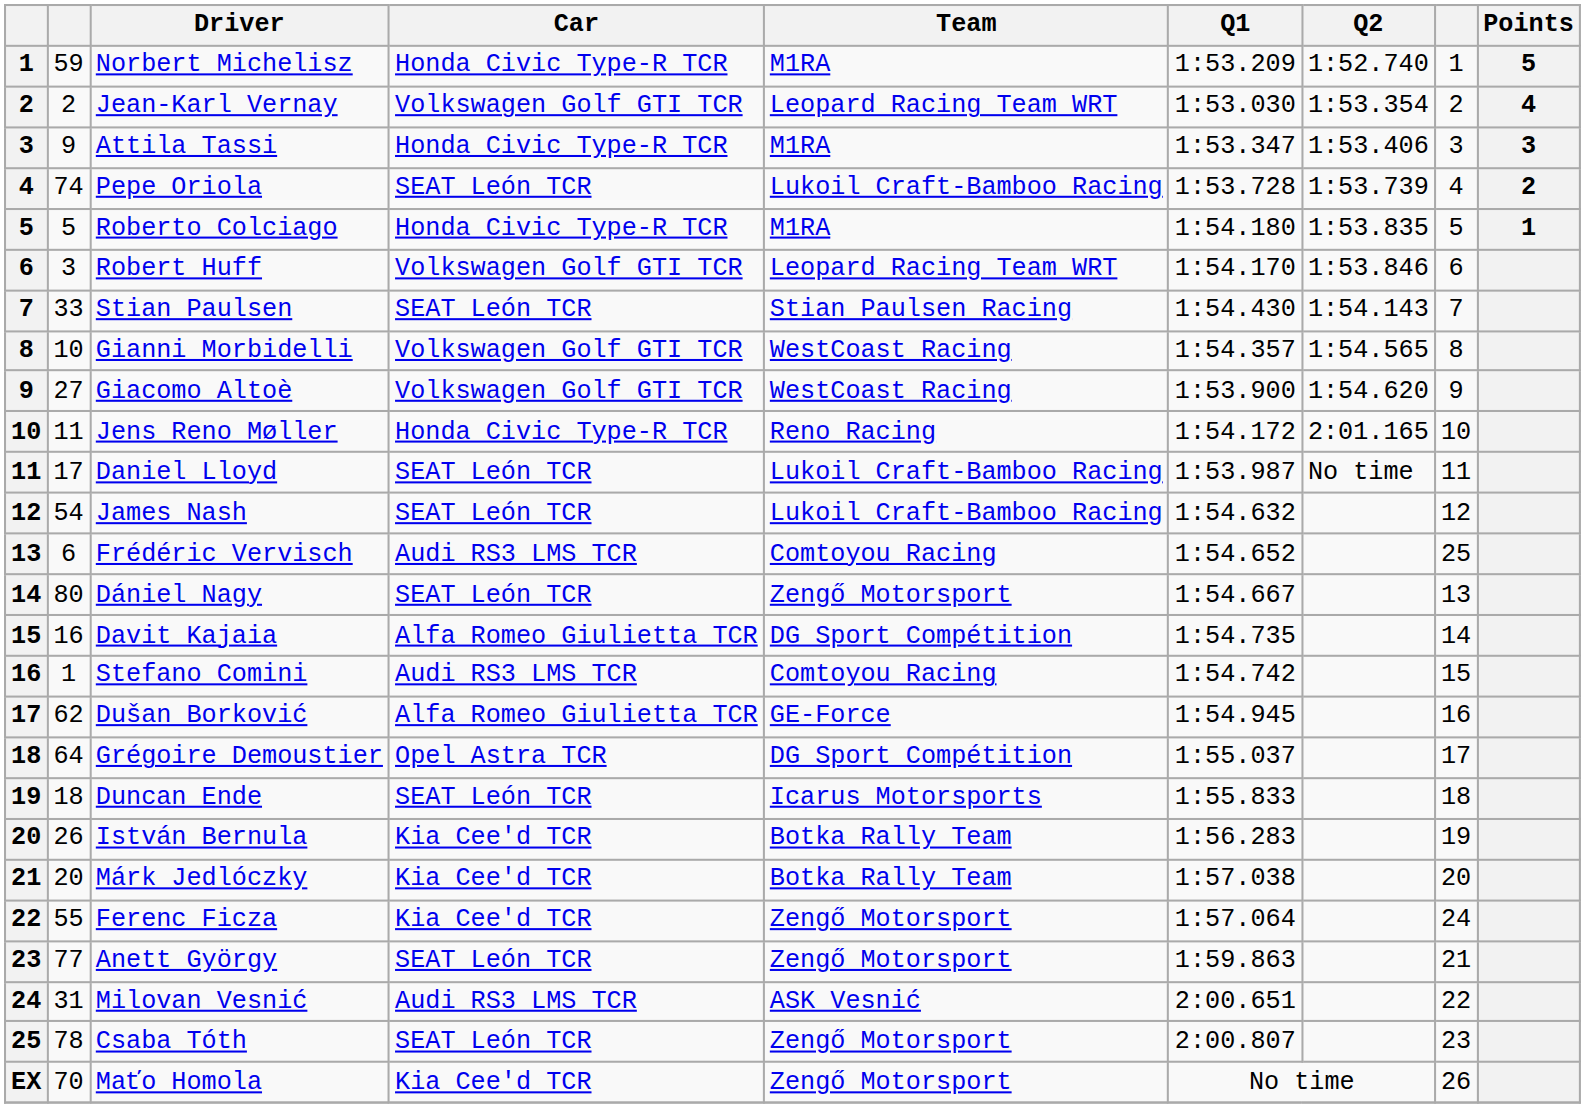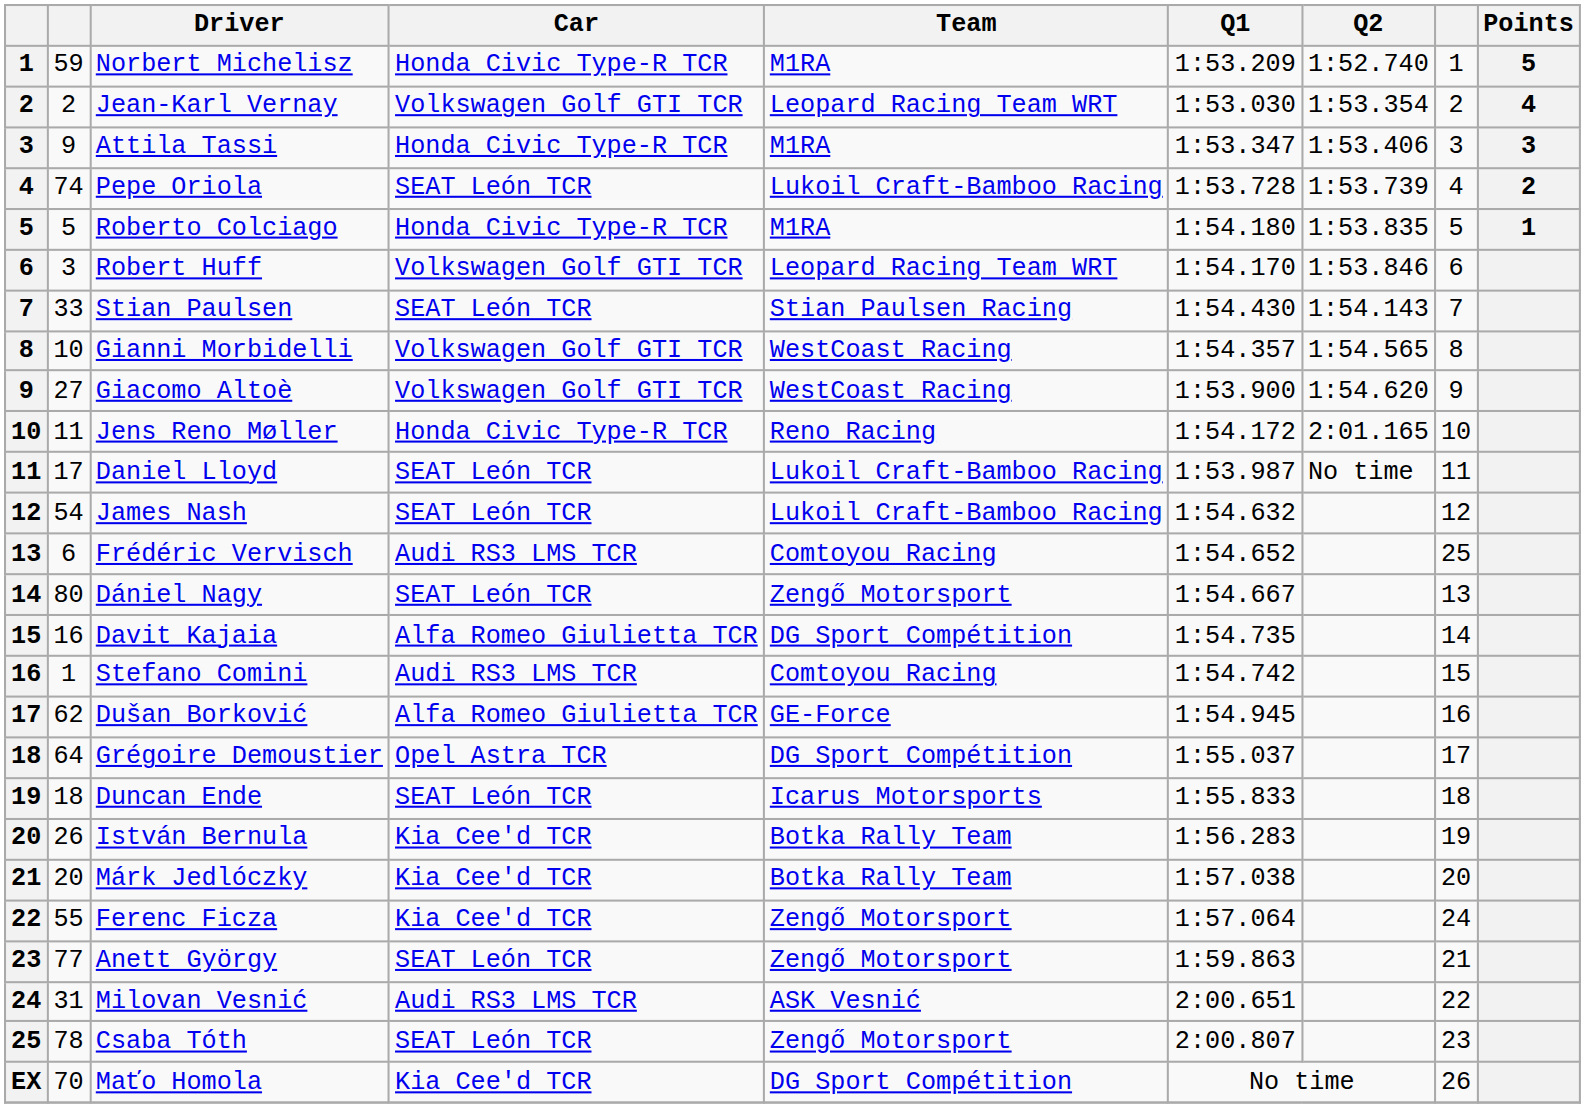(891, 1083) Zengő Motorsport -> (921, 1083) DG Sport Compétition
